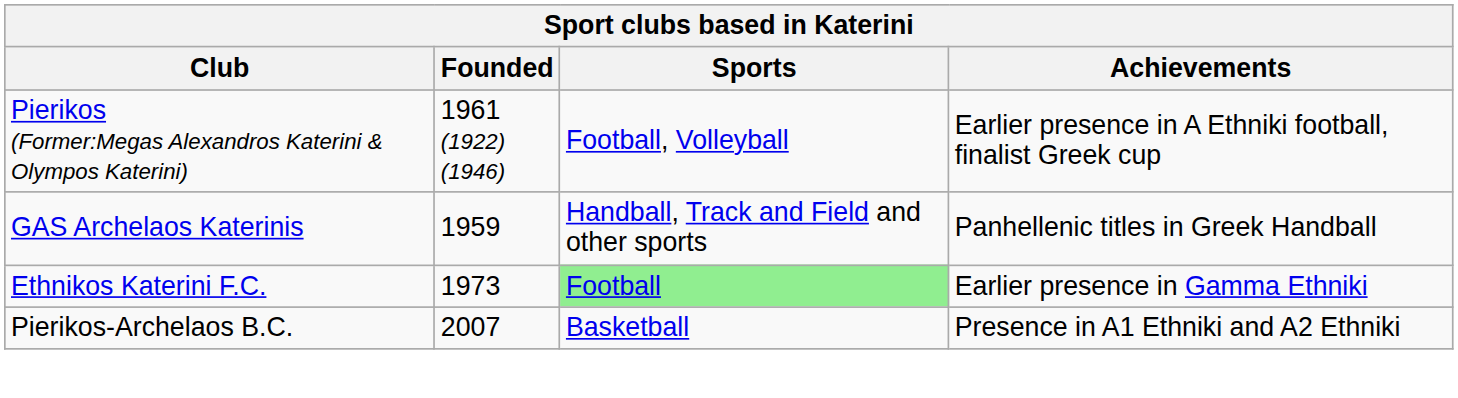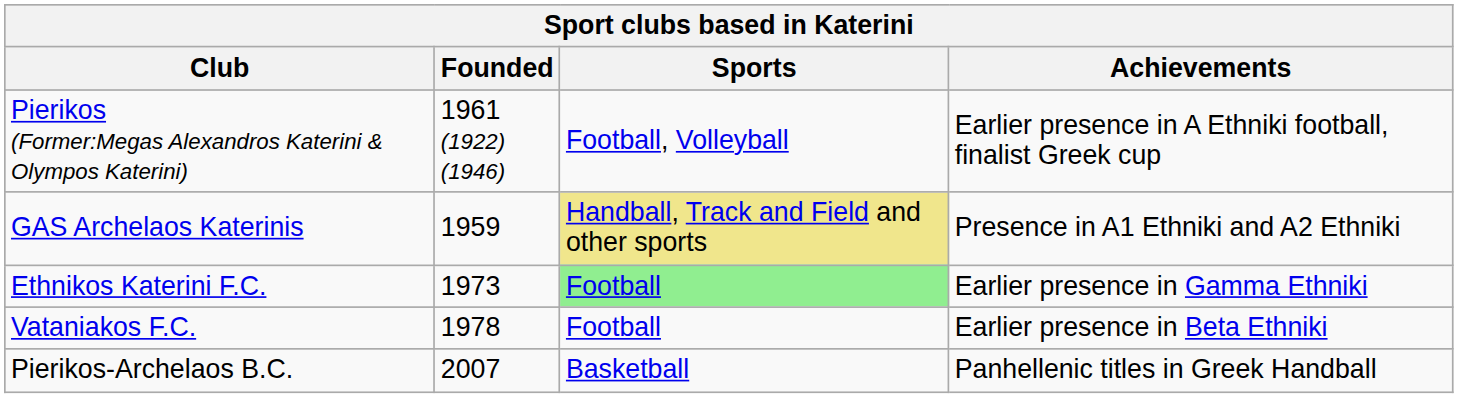(743, 227) no background -> (743, 227) khaki background
(1166, 227) Panhellenic titles in Greek Handball -> (1178, 227) Presence in A1 Ethniki and A2 Ethniki
+ row: (104, 327)
(1178, 327) Presence in A1 Ethniki and A2 Ethniki -> (1166, 370) Panhellenic titles in Greek Handball
